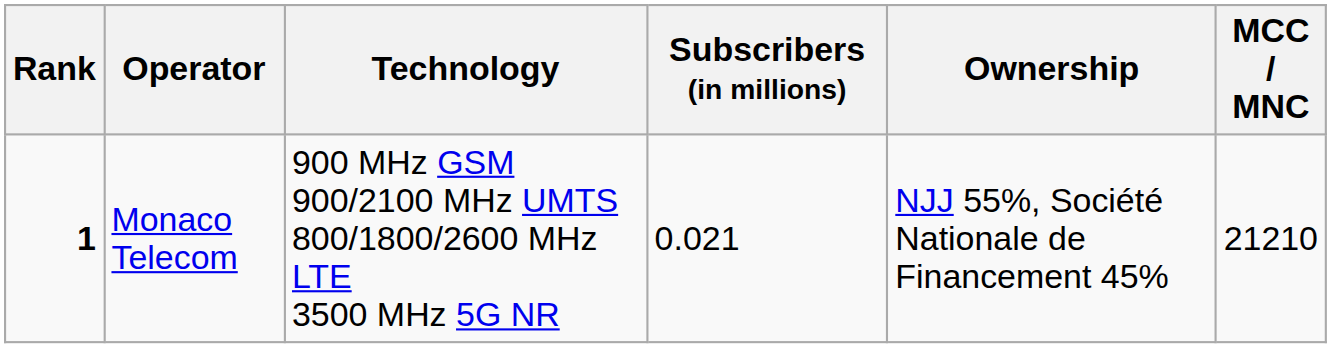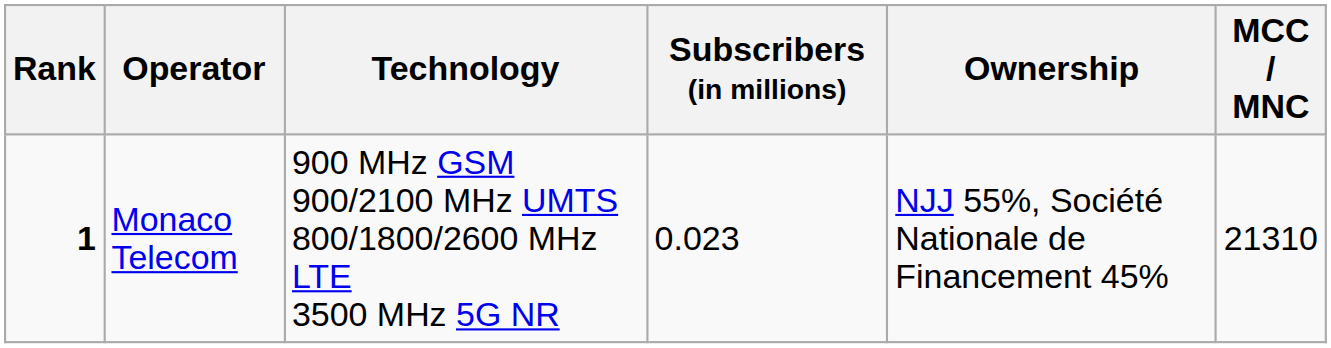(697, 237) 0.021 -> (697, 237) 0.023
(1271, 237) 21210 -> (1271, 237) 21310
